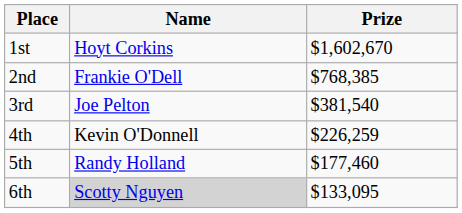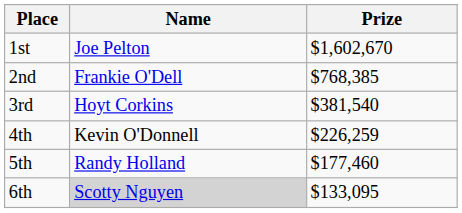(124, 47) Hoyt Corkins -> (112, 47) Joe Pelton
(112, 105) Joe Pelton -> (124, 105) Hoyt Corkins
